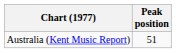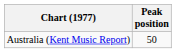(152, 39) 51 -> (152, 39) 50
